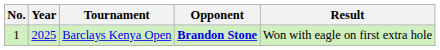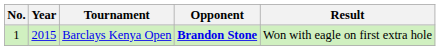(44, 35) 2025 -> (44, 35) 2015
